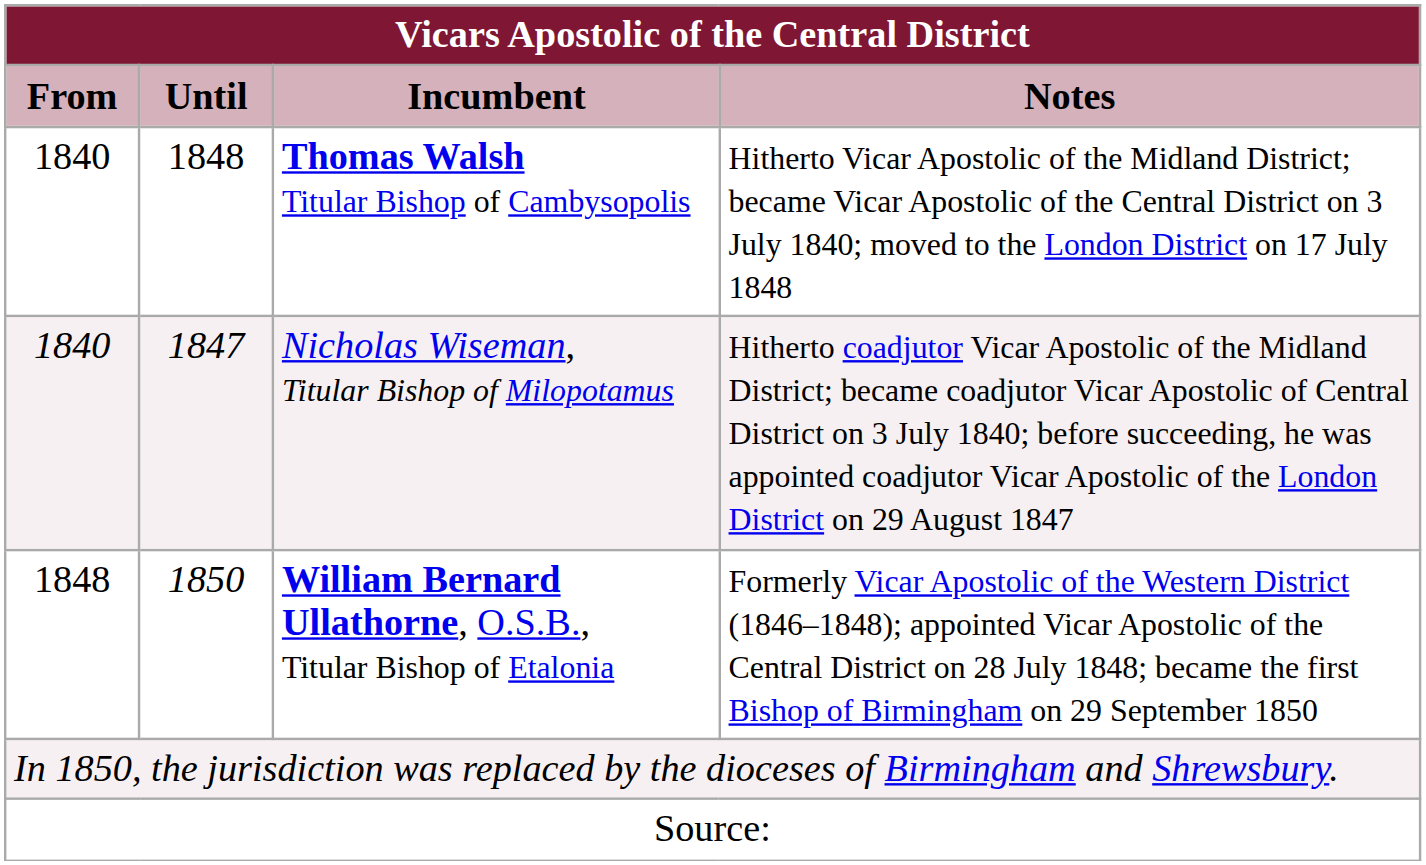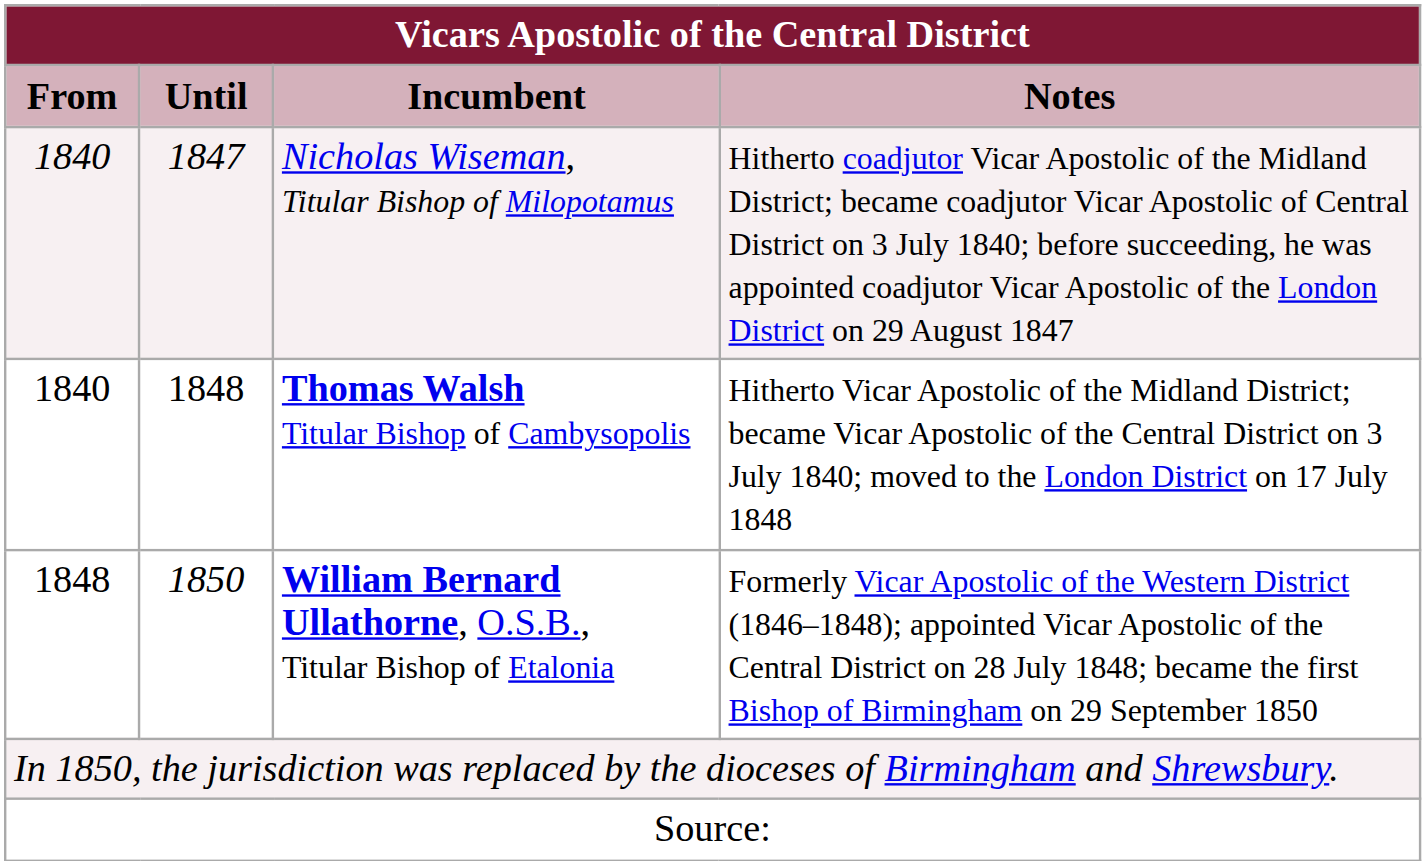rows swapped: (486, 177) <-> (478, 367)
